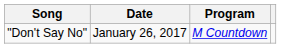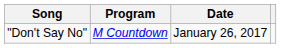columns swapped: (230, 14) <-> (140, 14)
